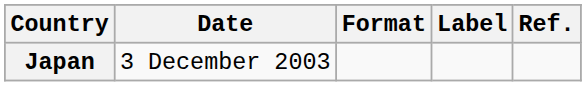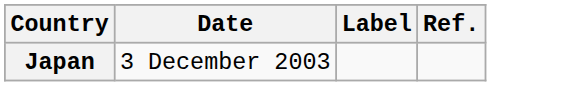- column: (384, 24)
